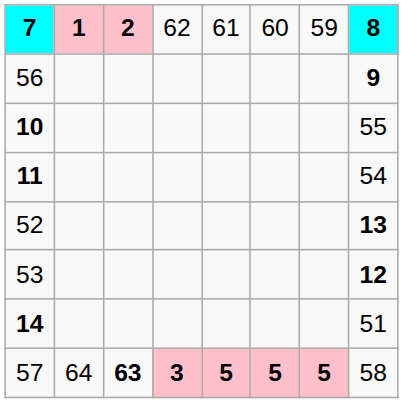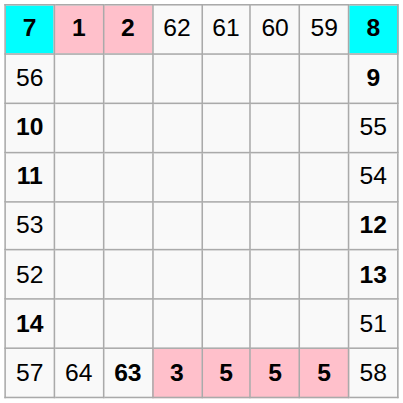rows swapped: (30, 274) <-> (30, 225)
